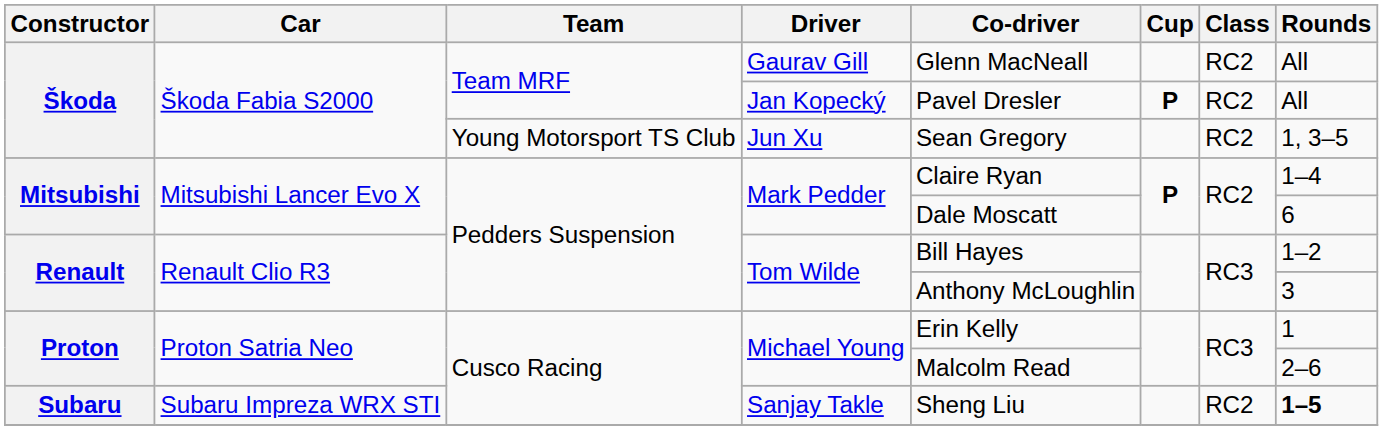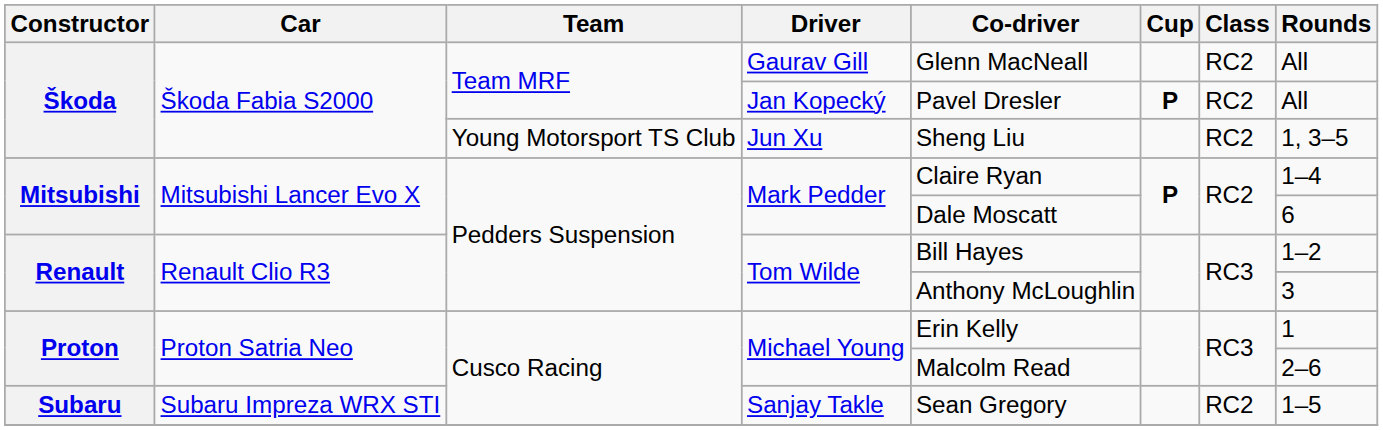(991, 138) Sean Gregory -> (970, 138) Sheng Liu
(970, 405) Sheng Liu -> (991, 405) Sean Gregory
(1301, 405) bold -> (1301, 405) normal
